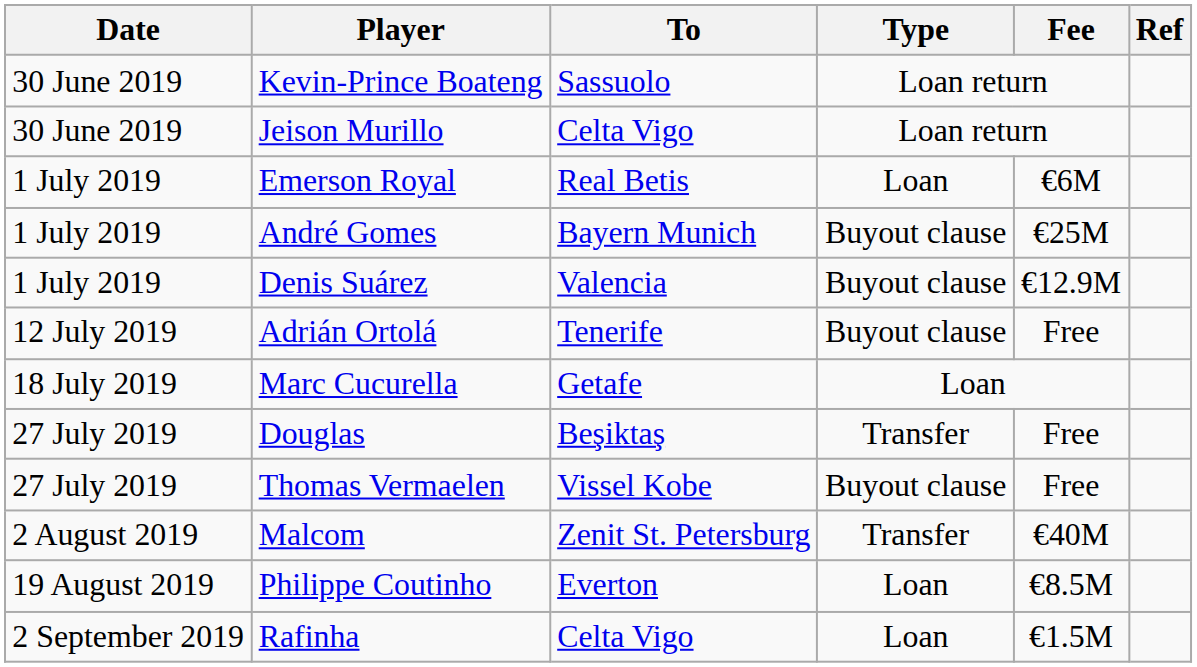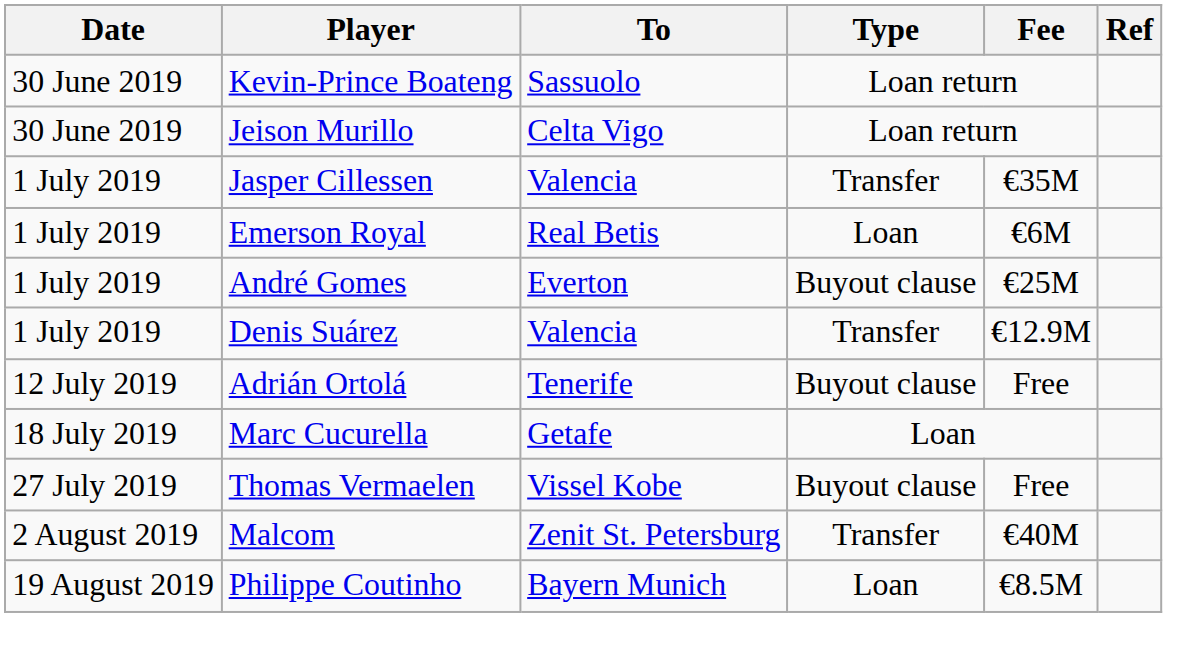+ row: (331, 181)
(657, 231) Bayern Munich -> (578, 282) Everton
(916, 282) Buyout clause -> (886, 332) Transfer
- row: (312, 433)
(608, 585) Everton -> (627, 585) Bayern Munich
- row: (309, 635)
